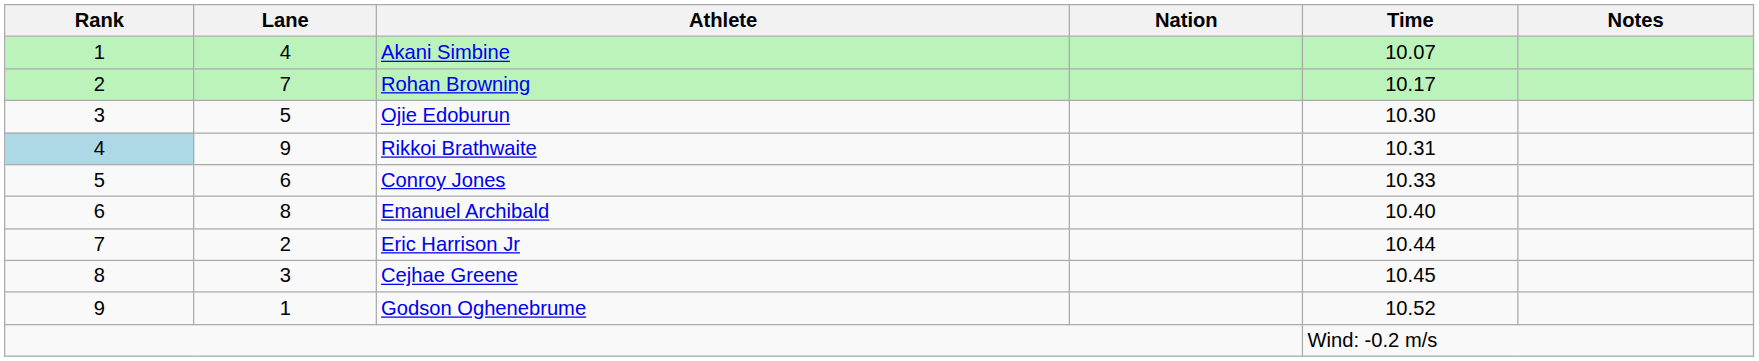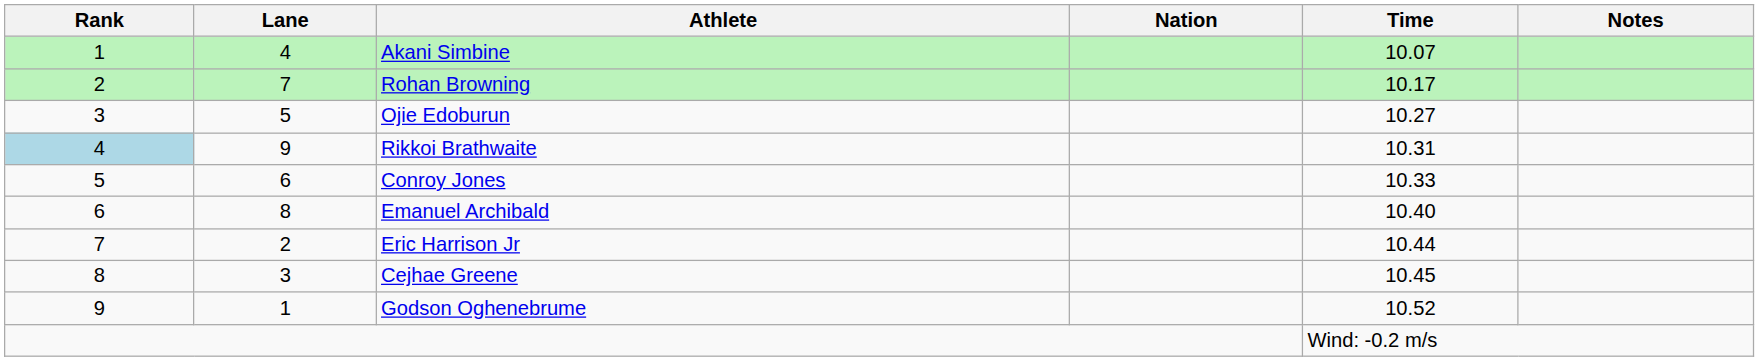(1410, 116) 10.30 -> (1410, 116) 10.27
